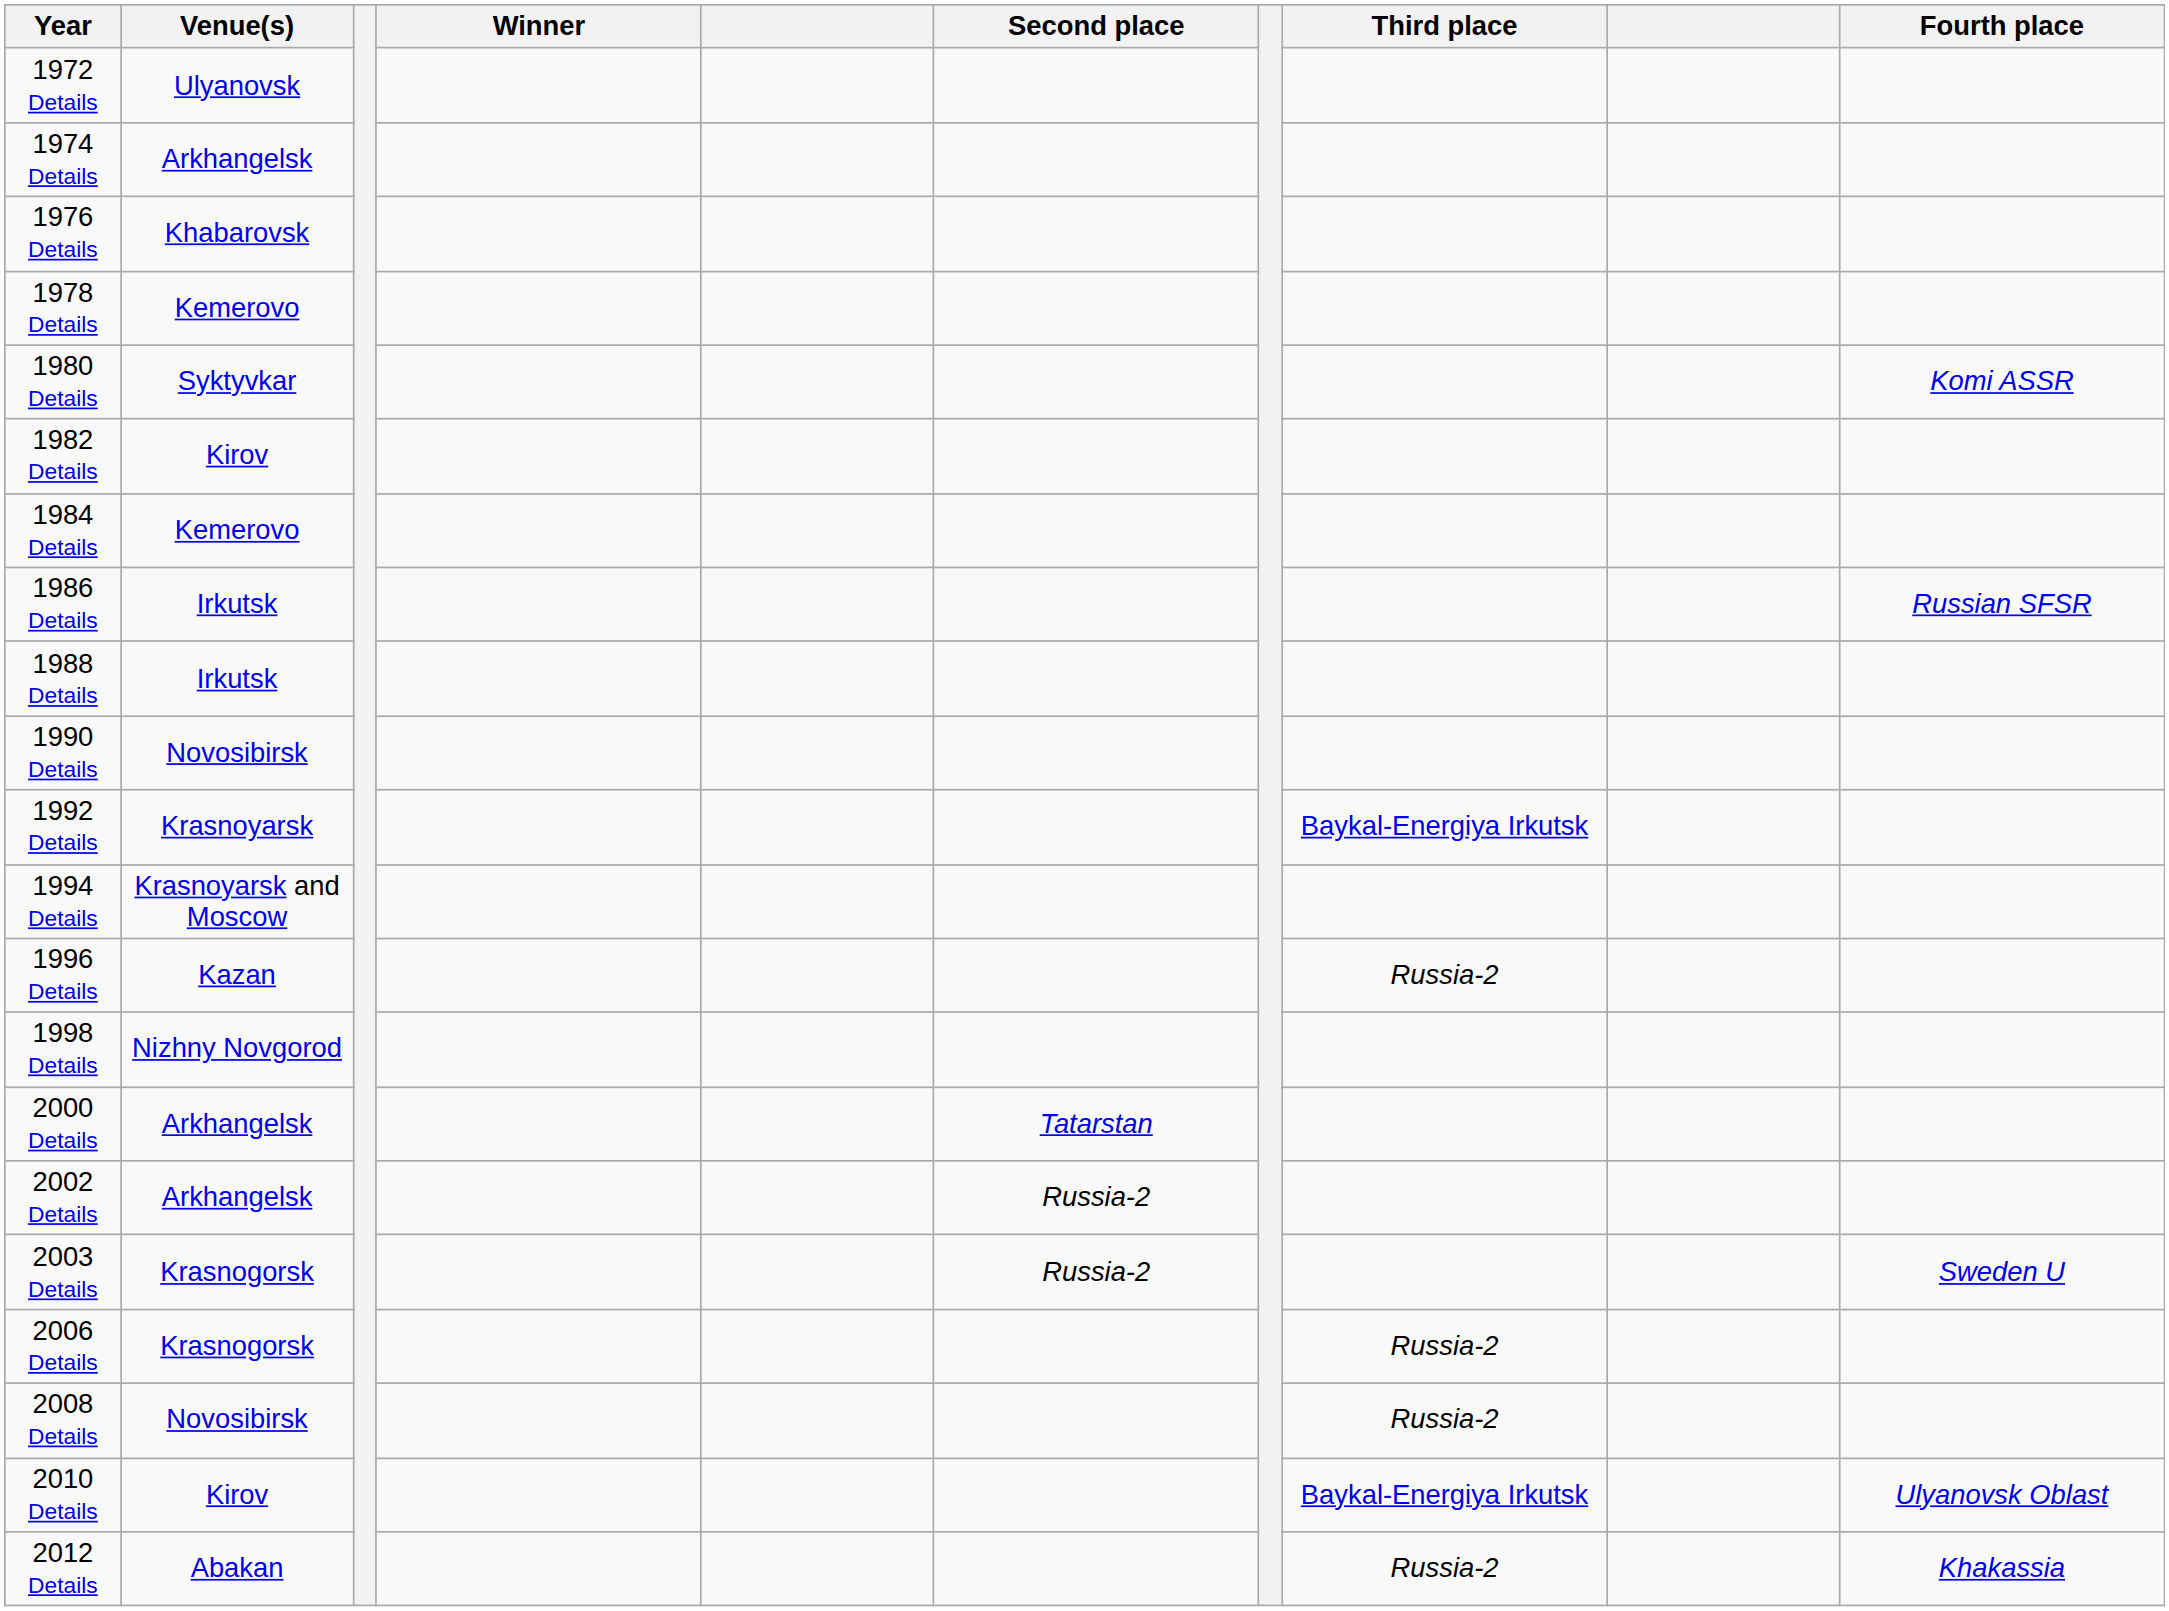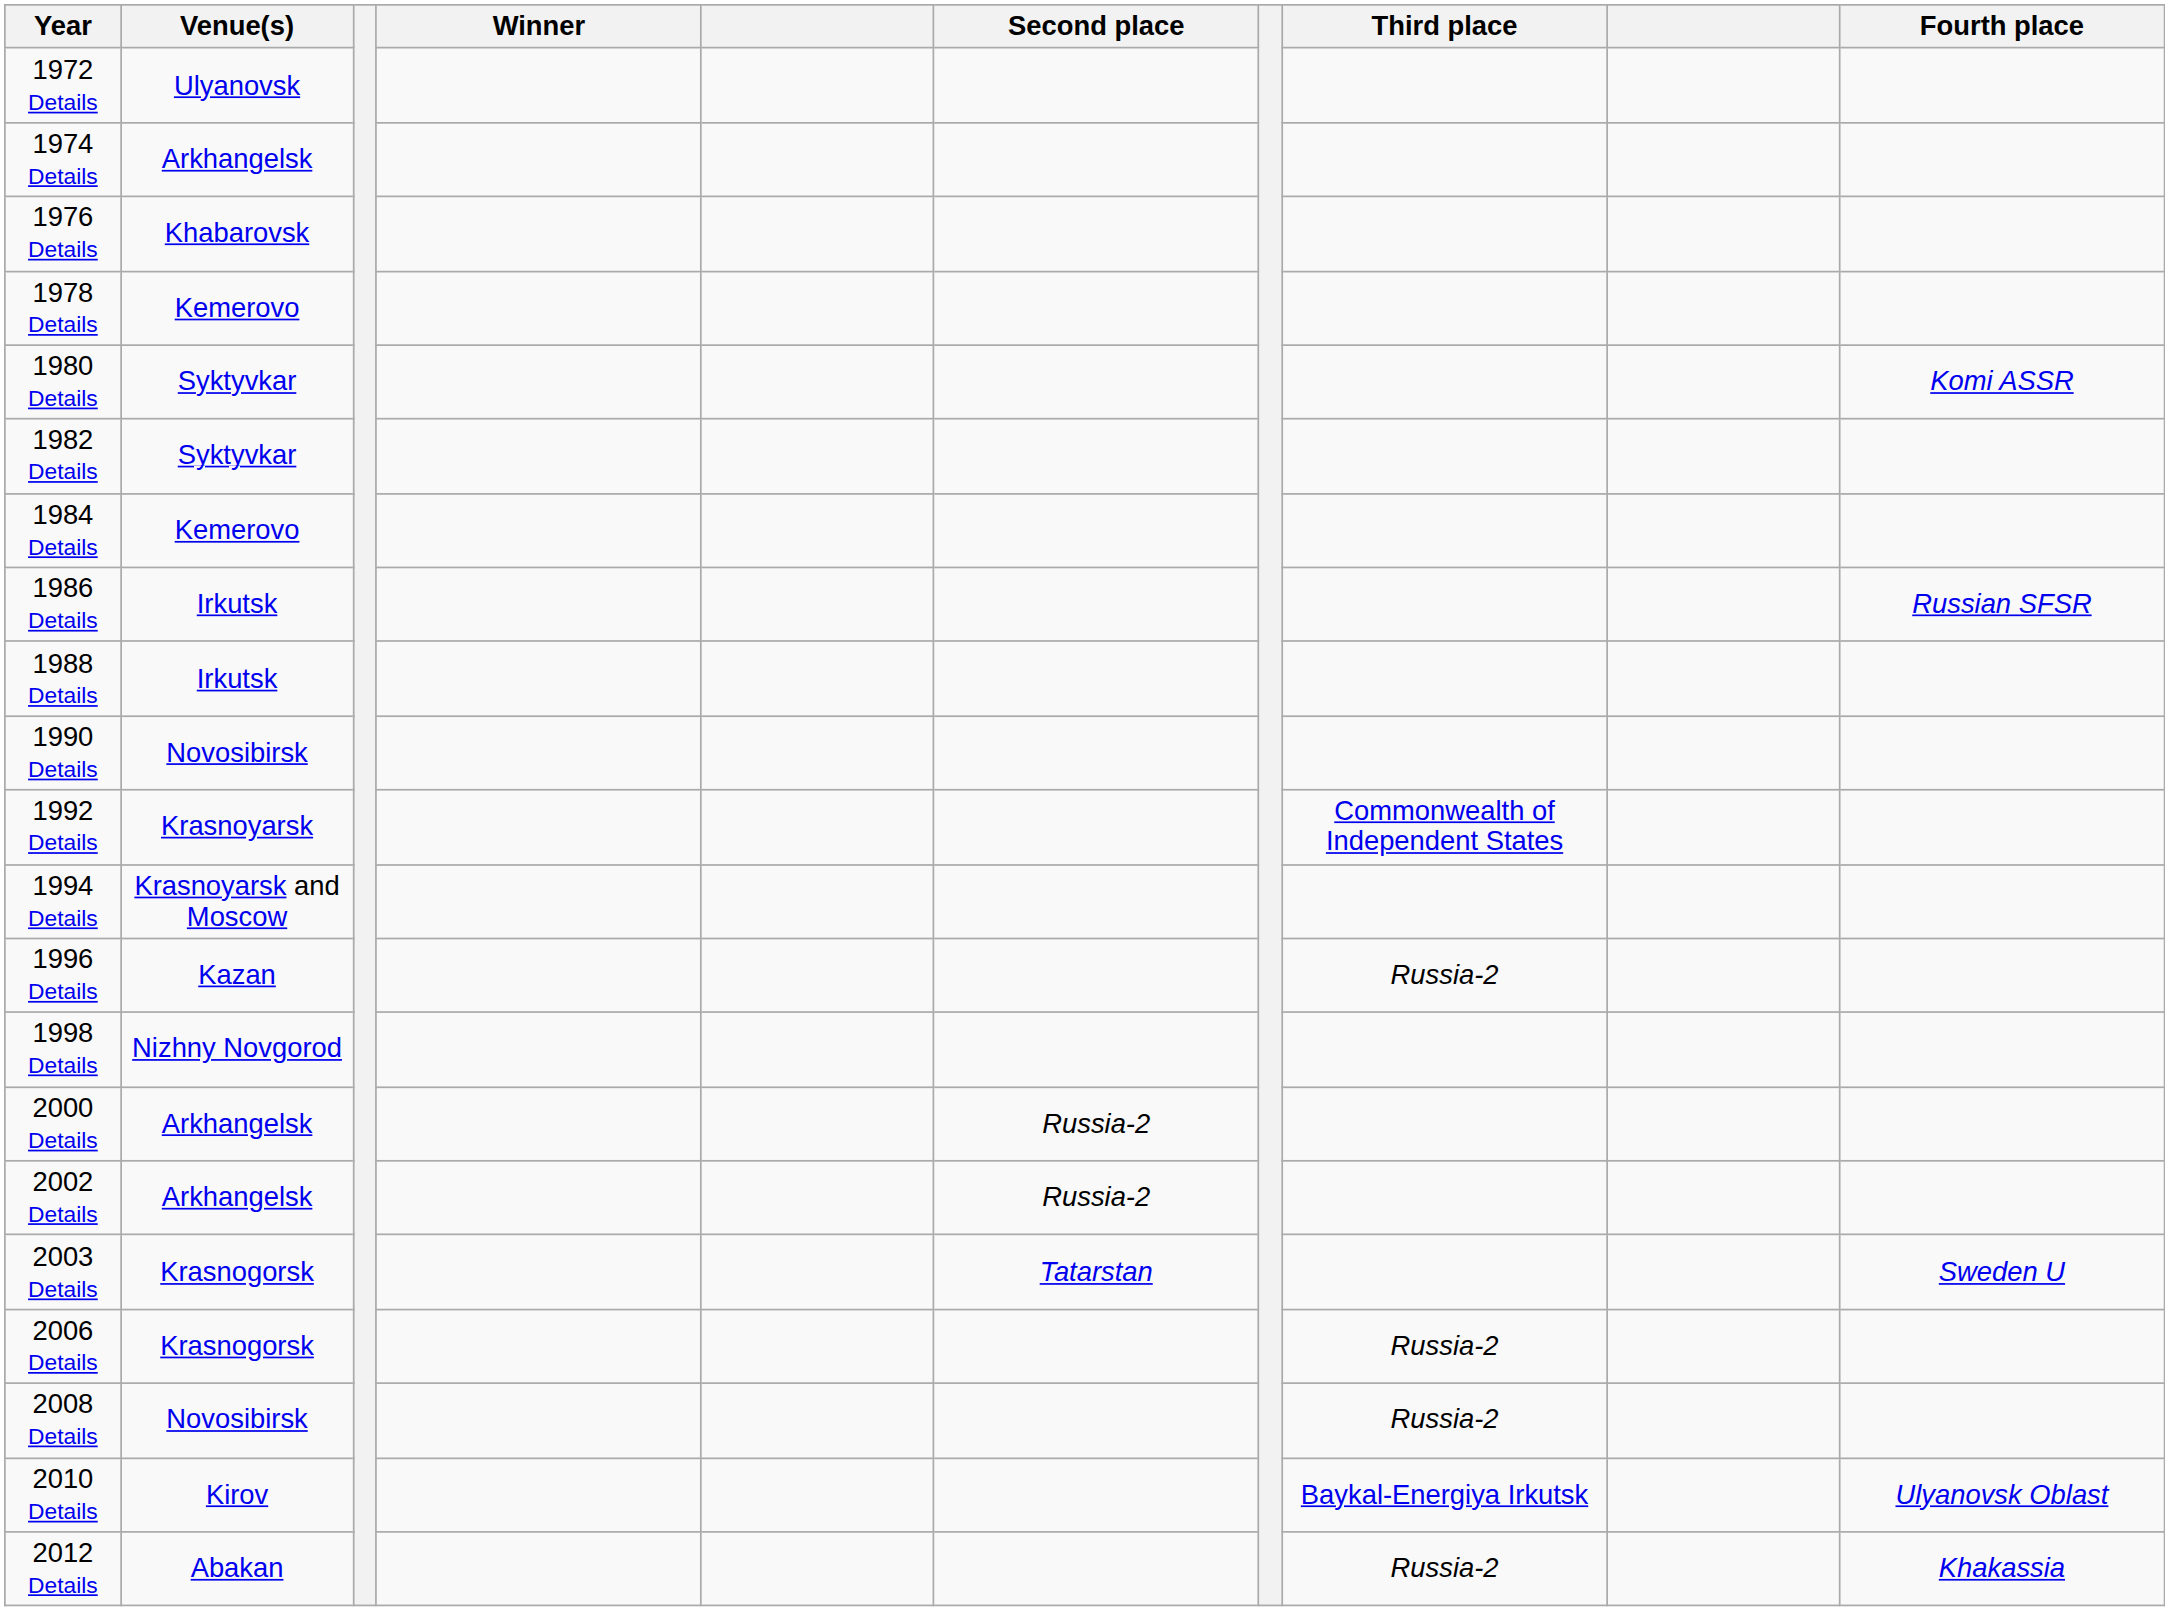(237, 455) Kirov -> (237, 455) Syktyvkar
(1445, 826) Baykal-Energiya Irkutsk -> (1445, 826) Commonwealth of Independent States
(1096, 1123) Tatarstan -> (1096, 1123) Russia-2
(1096, 1271) Russia-2 -> (1096, 1271) Tatarstan
